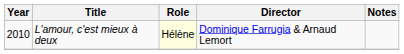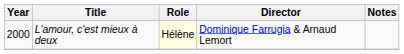(18, 35) 2010 -> (18, 35) 2000
